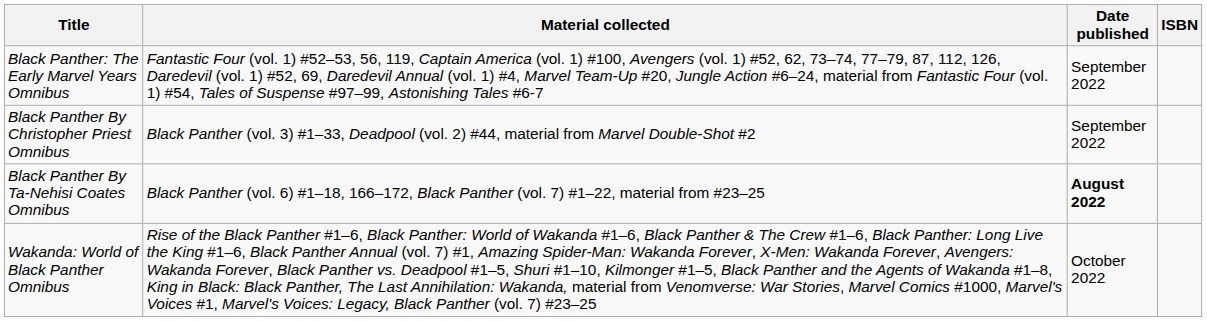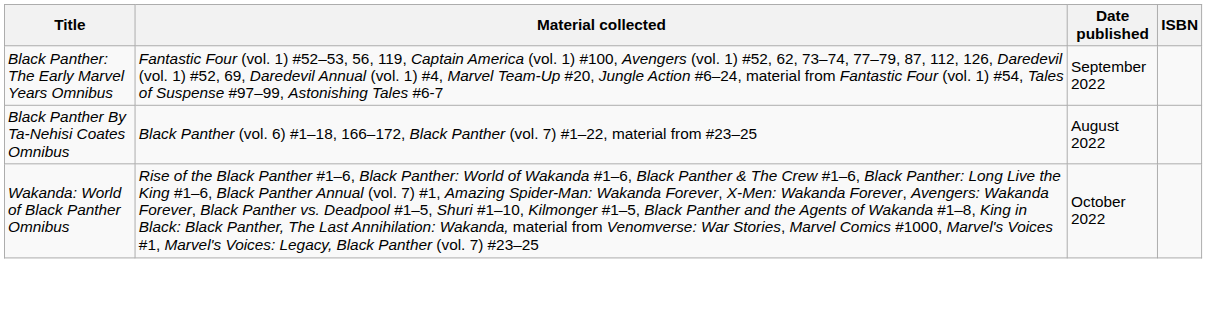- row: (69, 134)
(1098, 193) bold -> (1095, 134) normal
